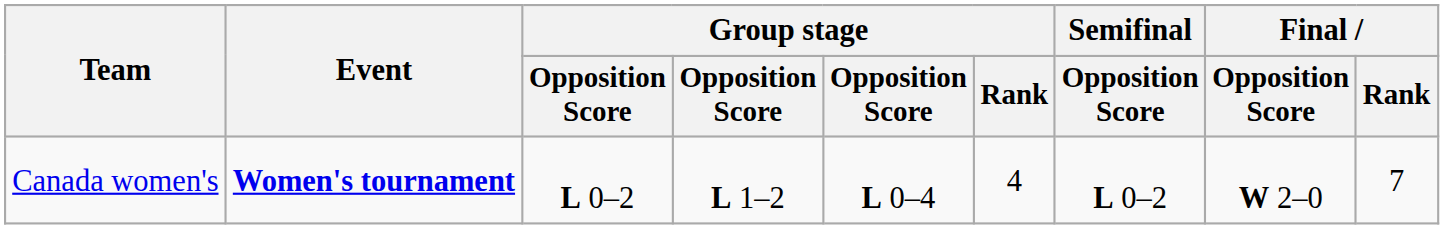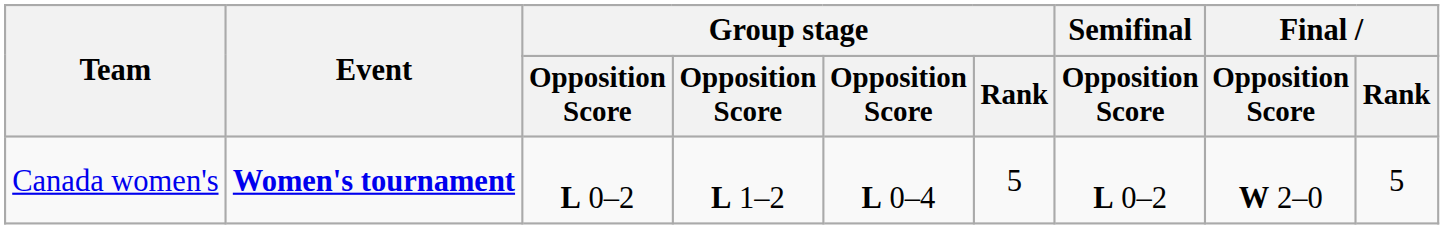(1014, 179) 4 -> (1014, 179) 5
(1397, 179) 7 -> (1397, 179) 5
